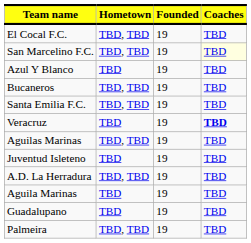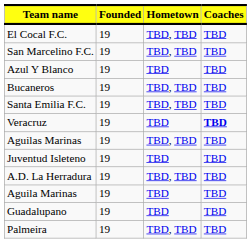columns swapped: (178, 14) <-> (125, 14)
(215, 51) lightyellow background -> (215, 51) no background
